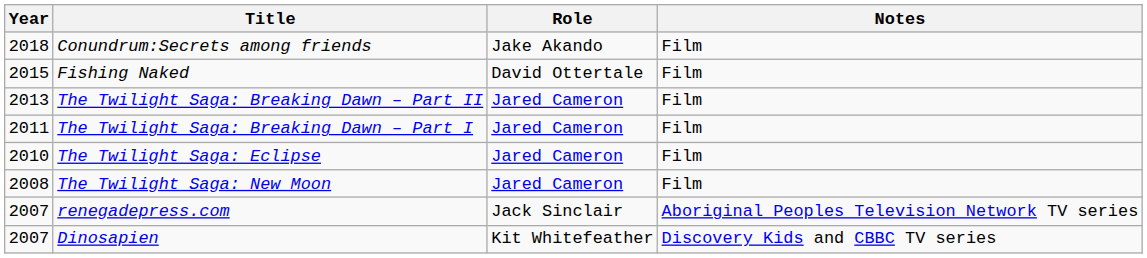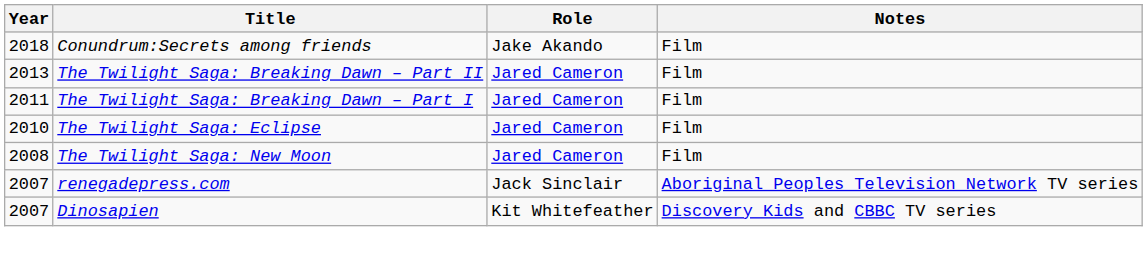- row: (123, 74)
